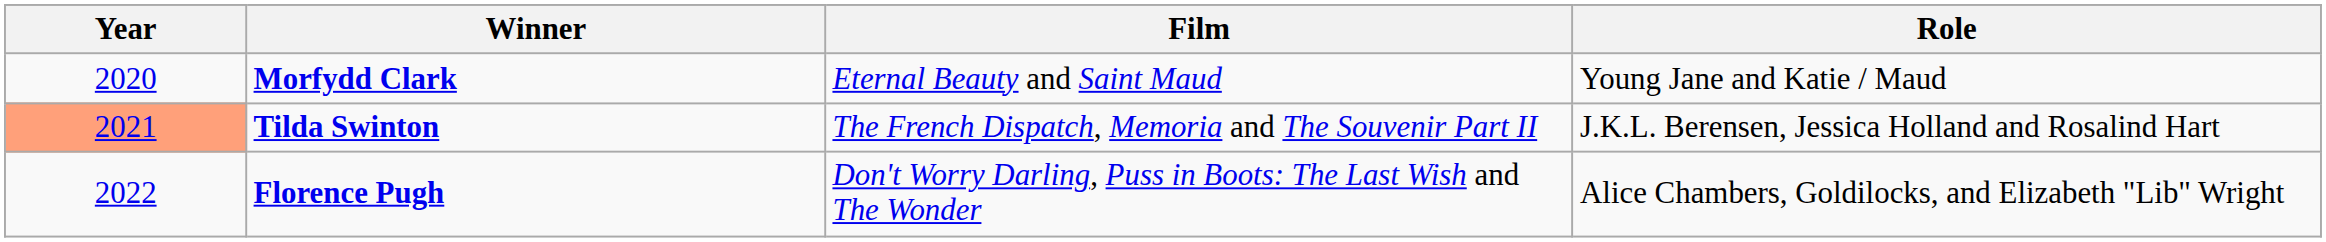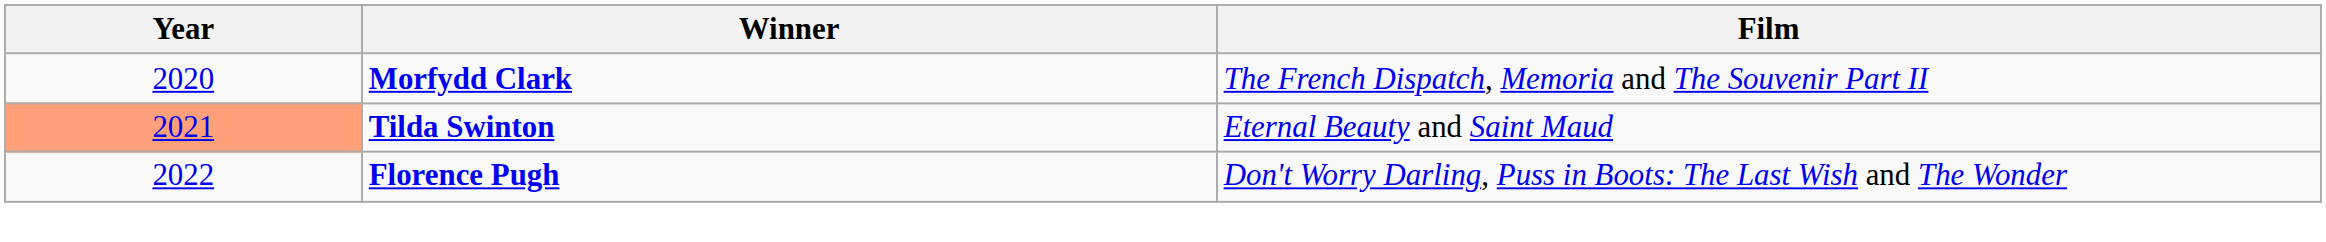- column: (1947, 28)
(1027, 77) Eternal Beauty and Saint Maud -> (1576, 77) The French Dispatch, Memoria and The Souvenir Part II
(1185, 126) The French Dispatch, Memoria and The Souvenir Part II -> (1418, 126) Eternal Beauty and Saint Maud
